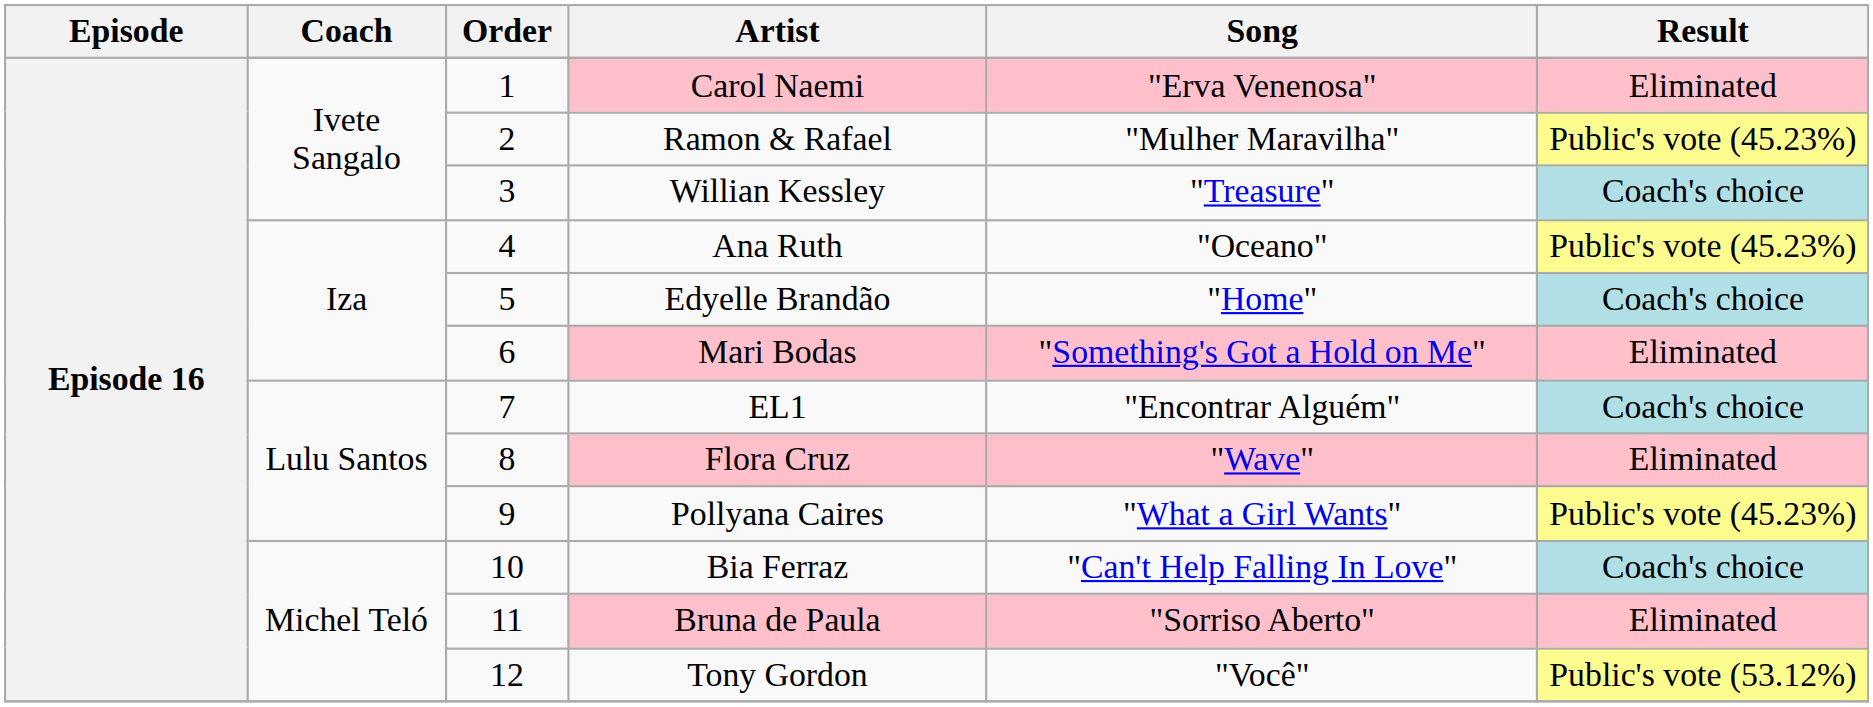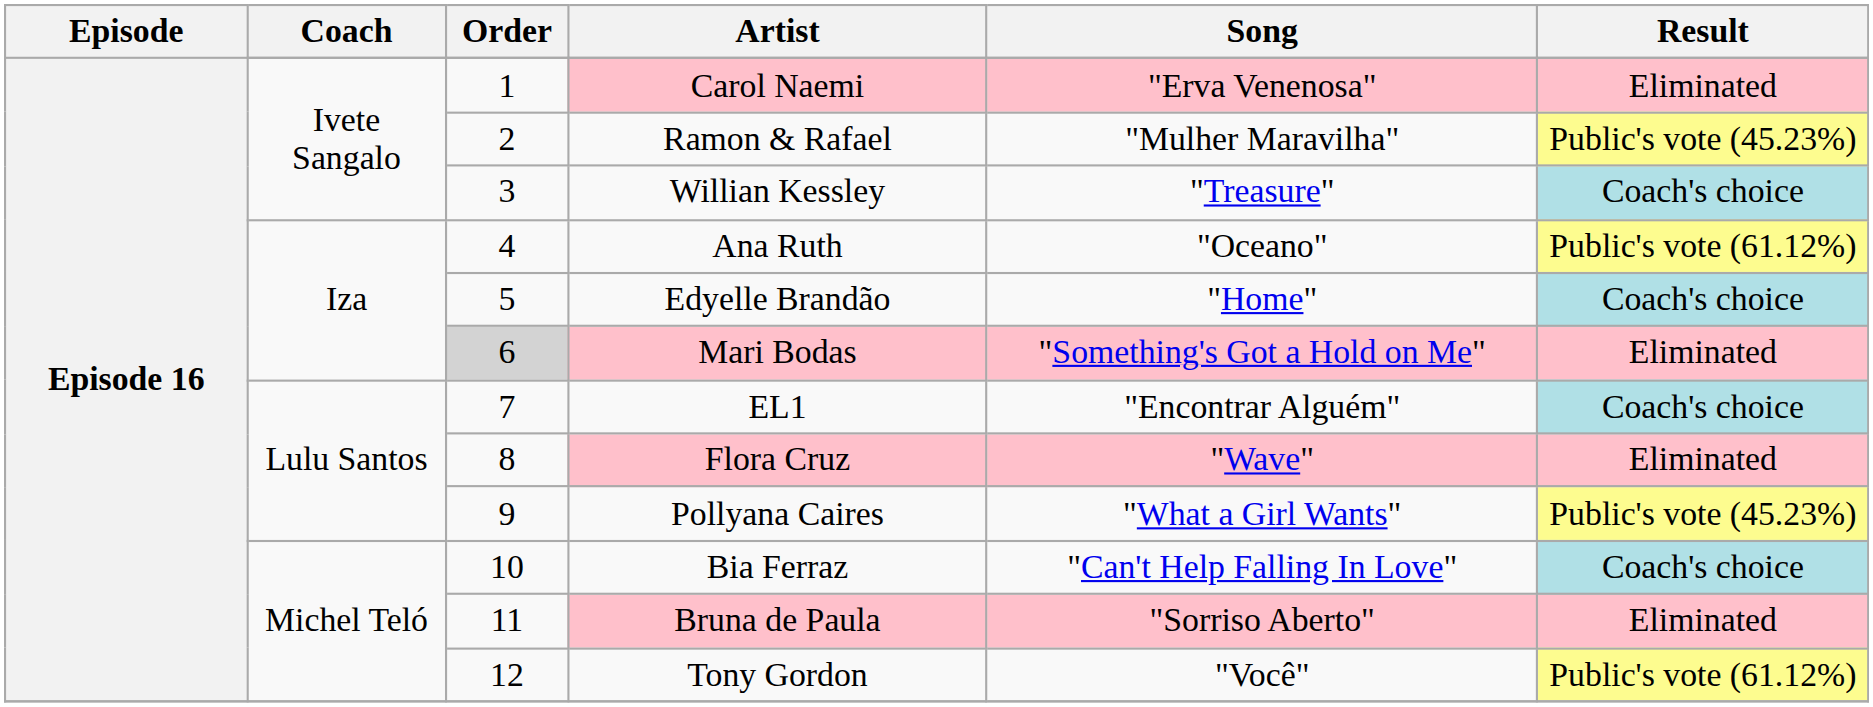(1703, 245) Public's vote (45.23%) -> (1703, 245) Public's vote (61.12%)
(507, 352) no background -> (507, 352) lightgrey background
(1703, 673) Public's vote (53.12%) -> (1703, 673) Public's vote (61.12%)
